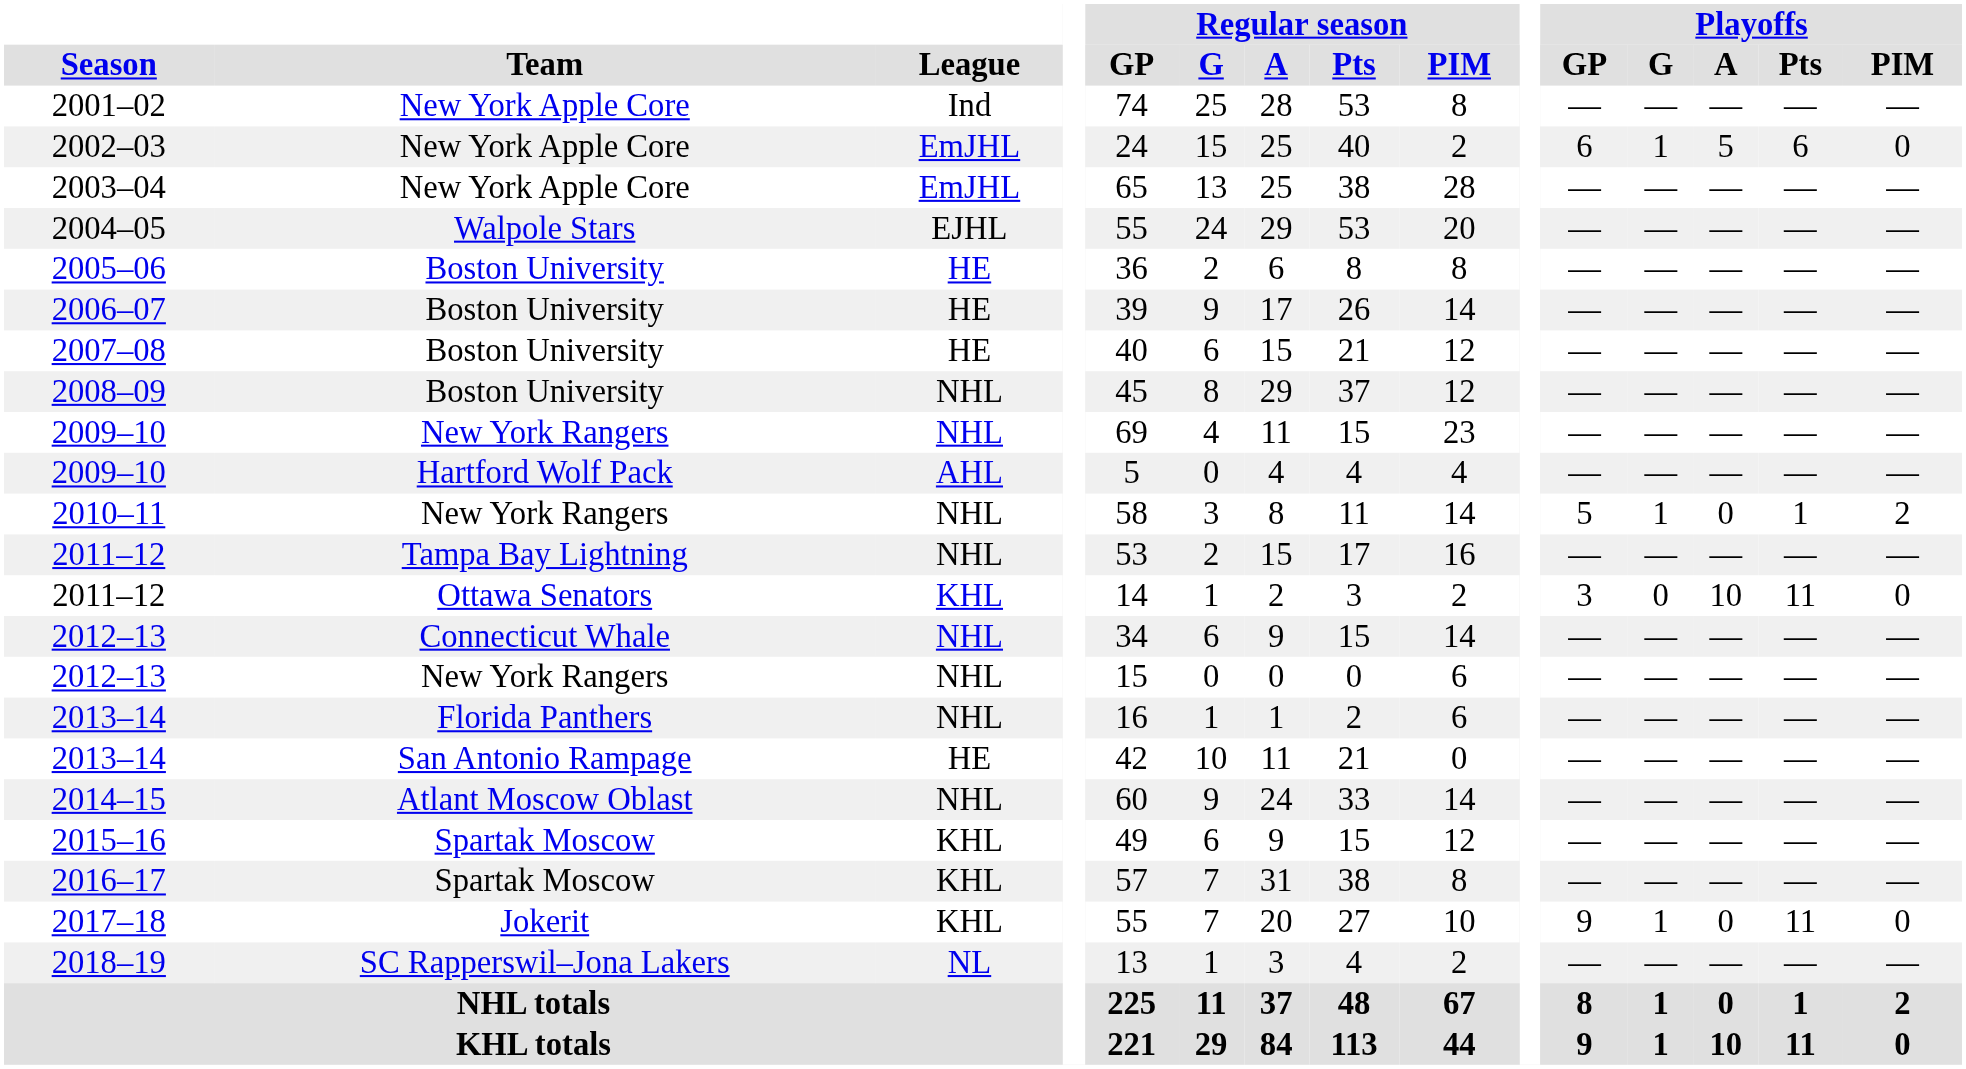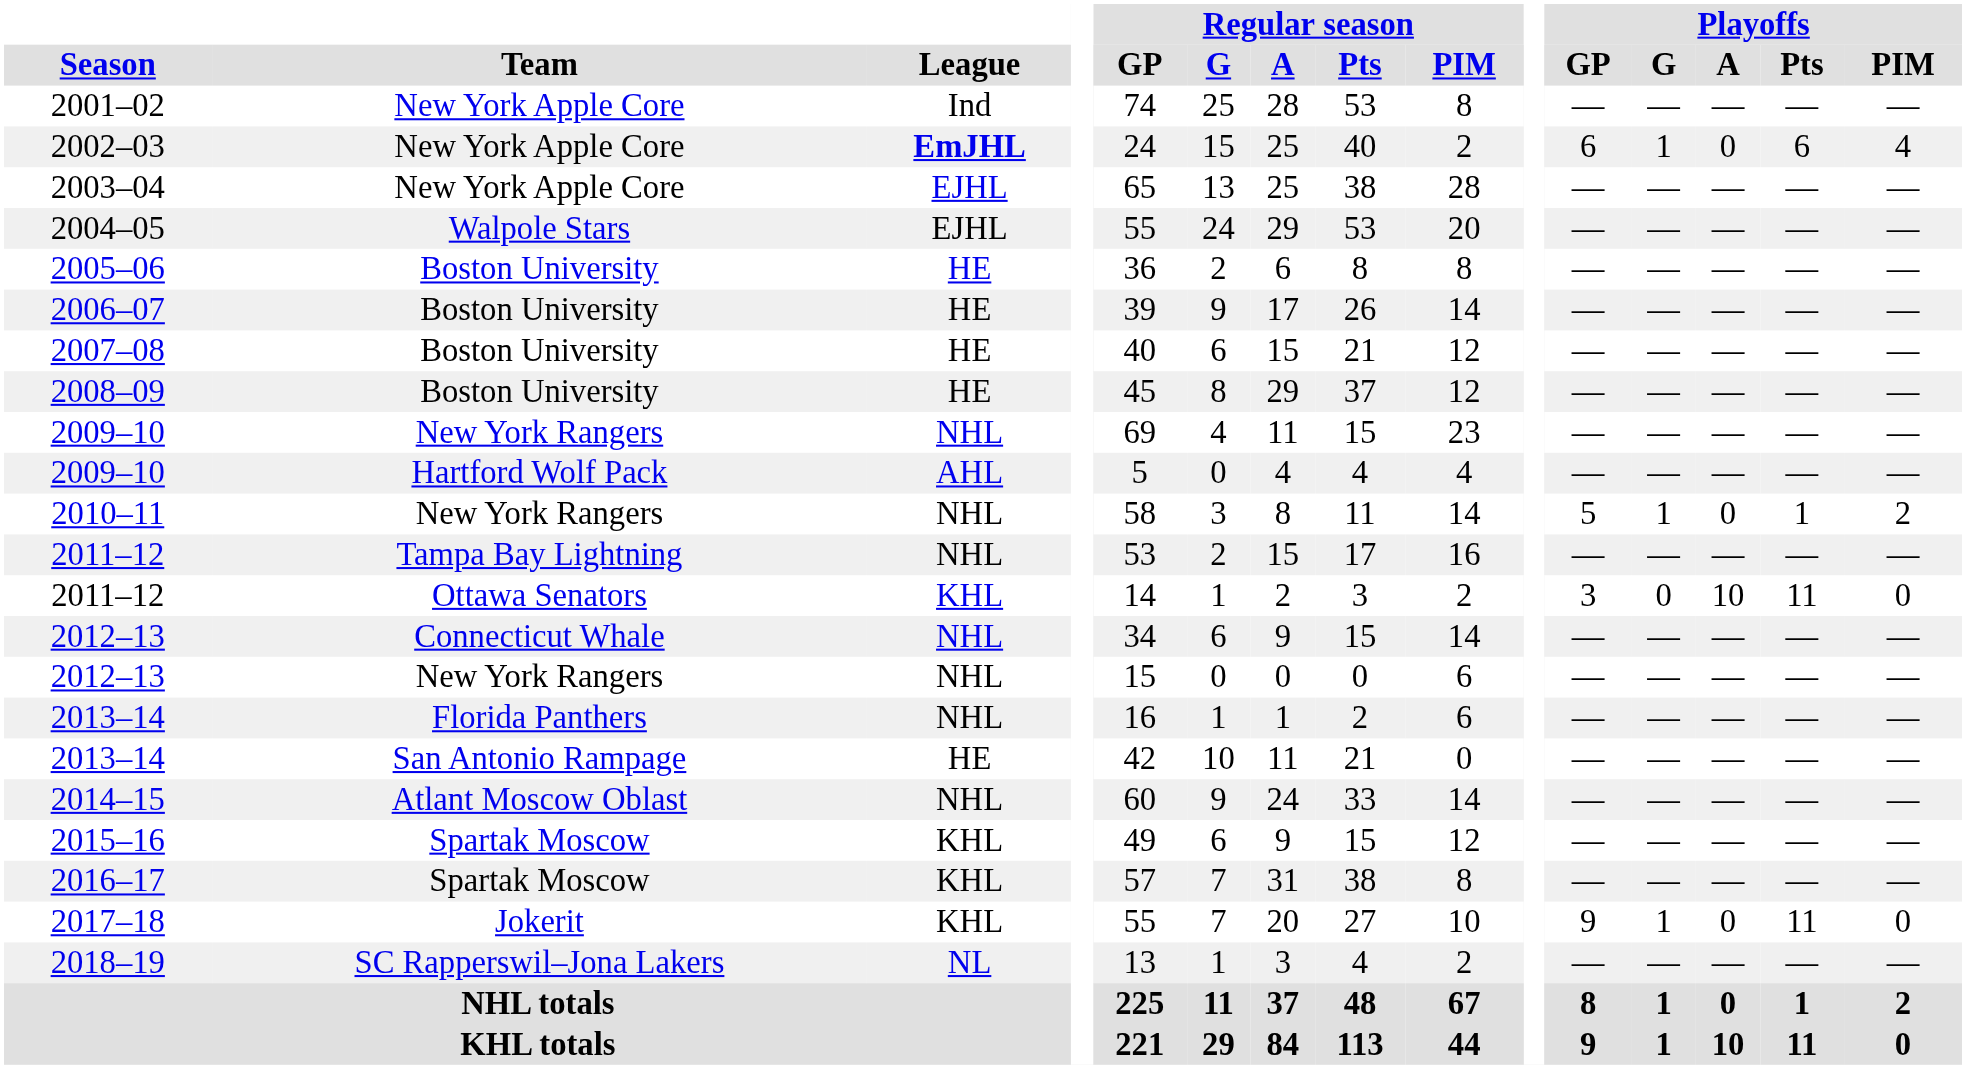(969, 146) normal -> (970, 146) bold
(1726, 146) 5 -> (1728, 146) 0
(1902, 146) 0 -> (1903, 146) 4
(969, 187) EmJHL -> (970, 187) EJHL
(969, 391) NHL -> (970, 391) HE
